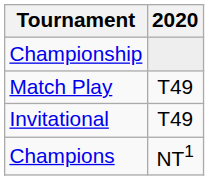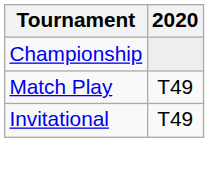- row: (62, 155)
